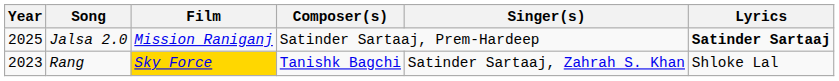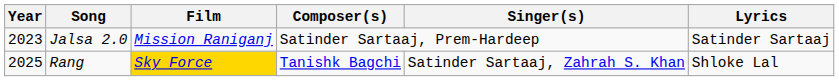(25, 40) 2025 -> (25, 40) 2023
(761, 40) bold -> (761, 40) normal
(25, 63) 2023 -> (25, 63) 2025
